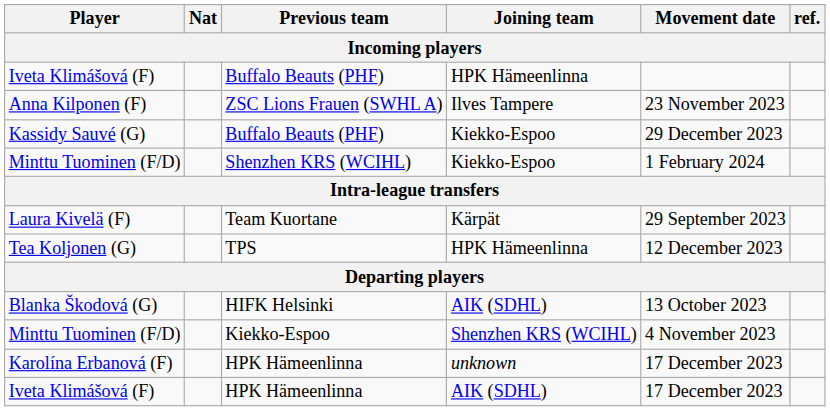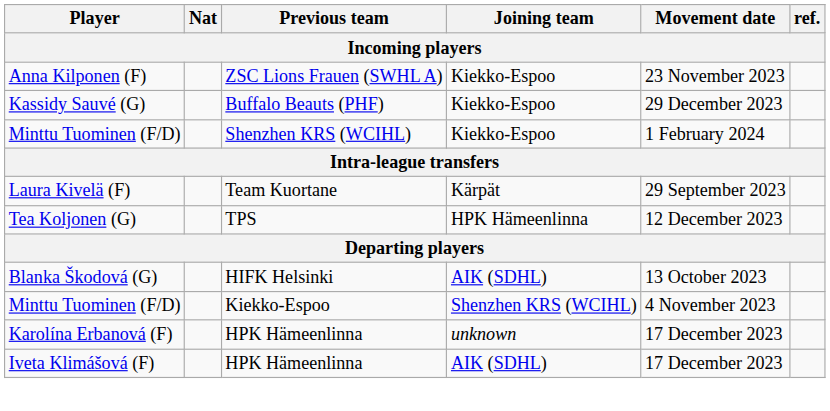- row: (82, 76)
(502, 104) Ilves Tampere -> (503, 76) Kiekko-Espoo
